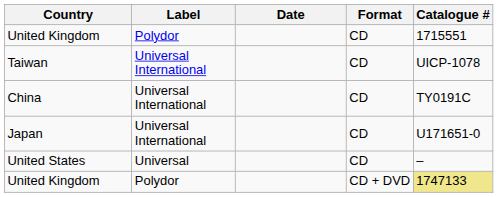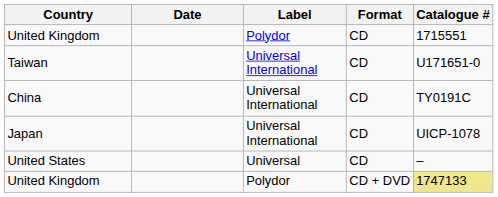columns swapped: (291, 14) <-> (183, 14)
(448, 63) UICP-1078 -> (448, 63) U171651-0
(448, 133) U171651-0 -> (448, 133) UICP-1078
